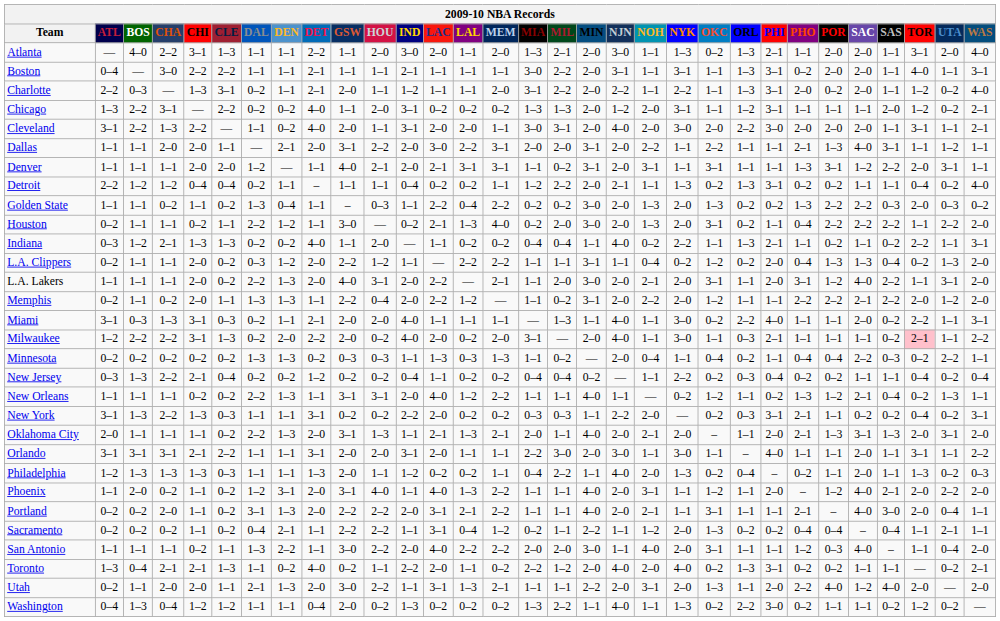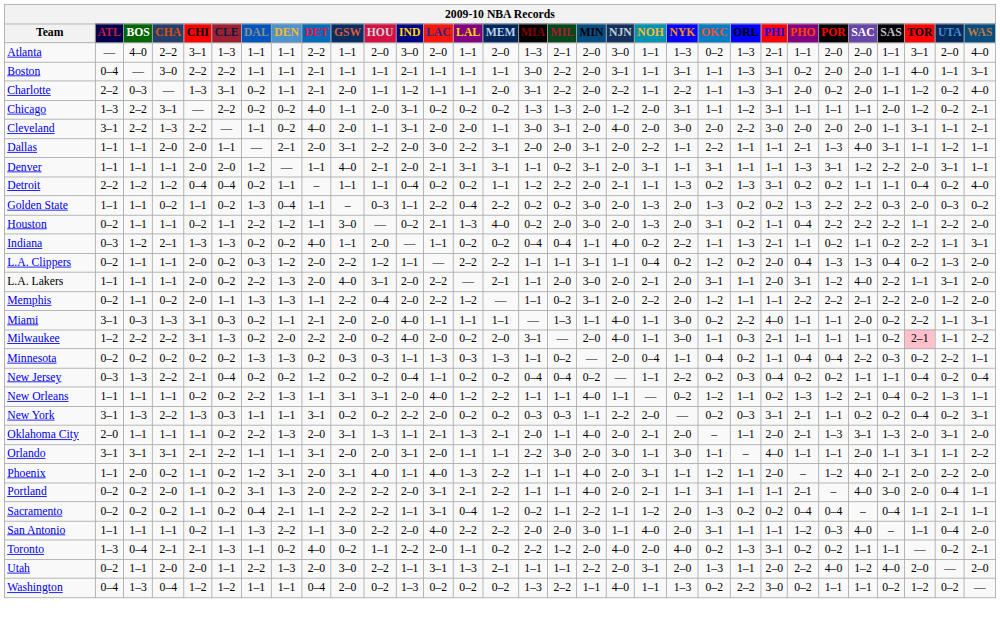- row: (36, 472)
(256, 587) 2–1 -> (256, 568) 2–2
